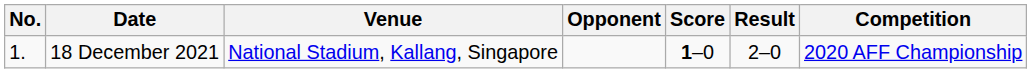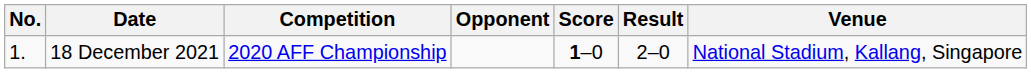columns swapped: (393, 20) <-> (913, 20)
